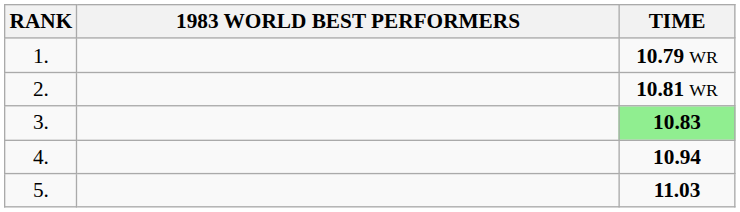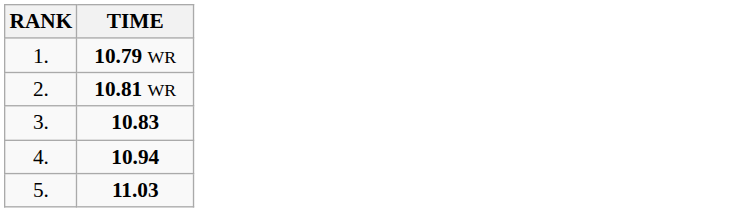- column: (348, 21)
(677, 122) lightgreen background -> (135, 122) no background
